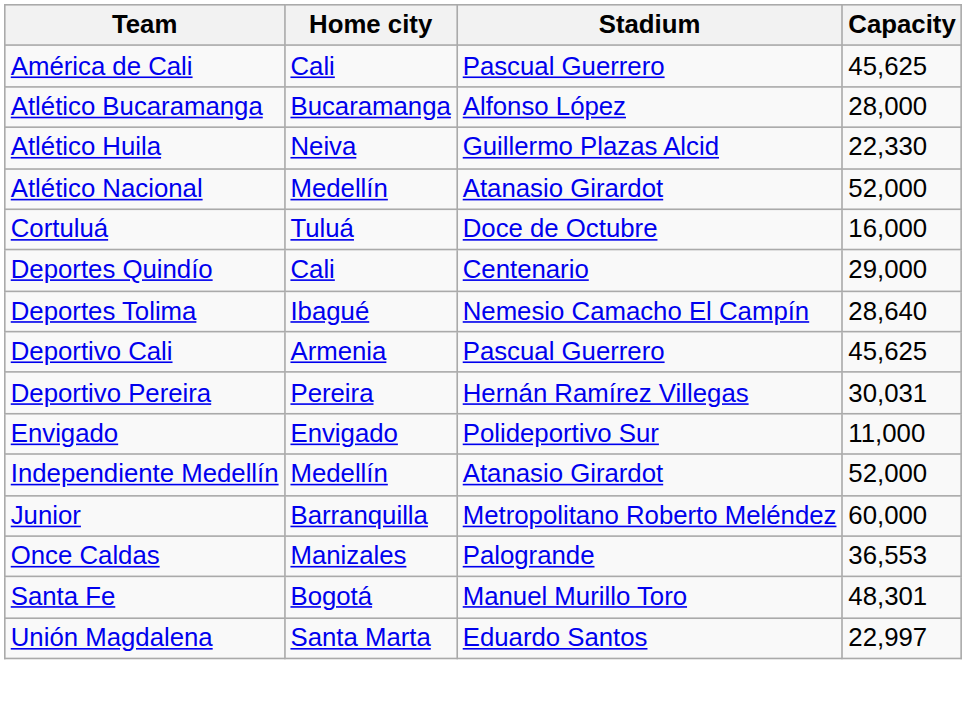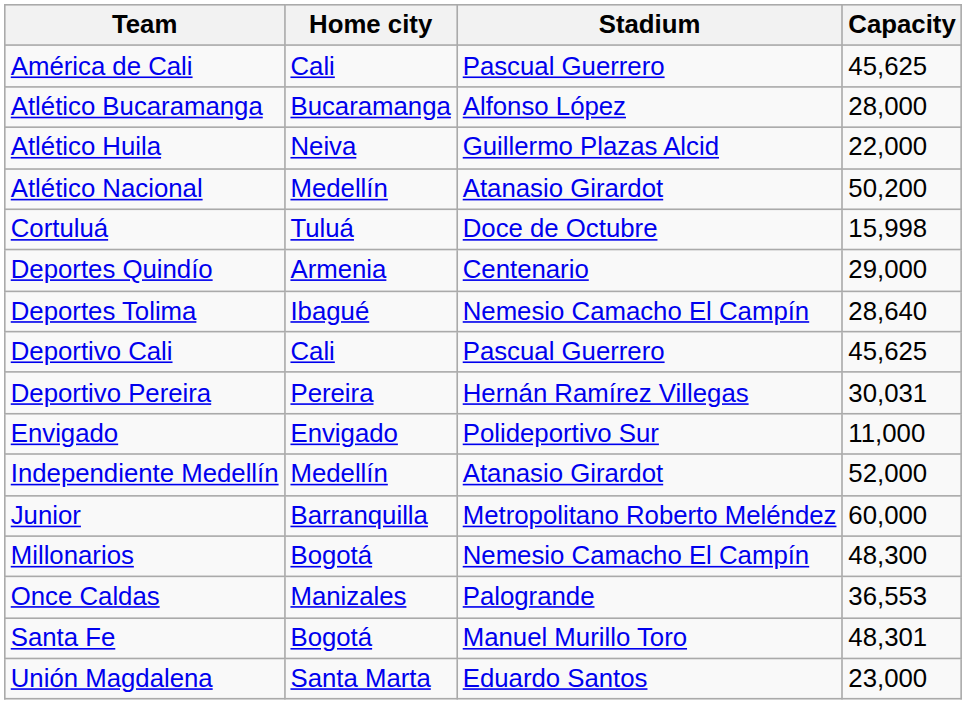(888, 147) 22,330 -> (888, 147) 22,000
(888, 188) 52,000 -> (888, 188) 50,200
(888, 229) 16,000 -> (888, 229) 15,998
(313, 270) Cali -> (338, 270) Armenia
(338, 351) Armenia -> (313, 351) Cali
+ row: (72, 556)
(888, 637) 22,997 -> (888, 678) 23,000
